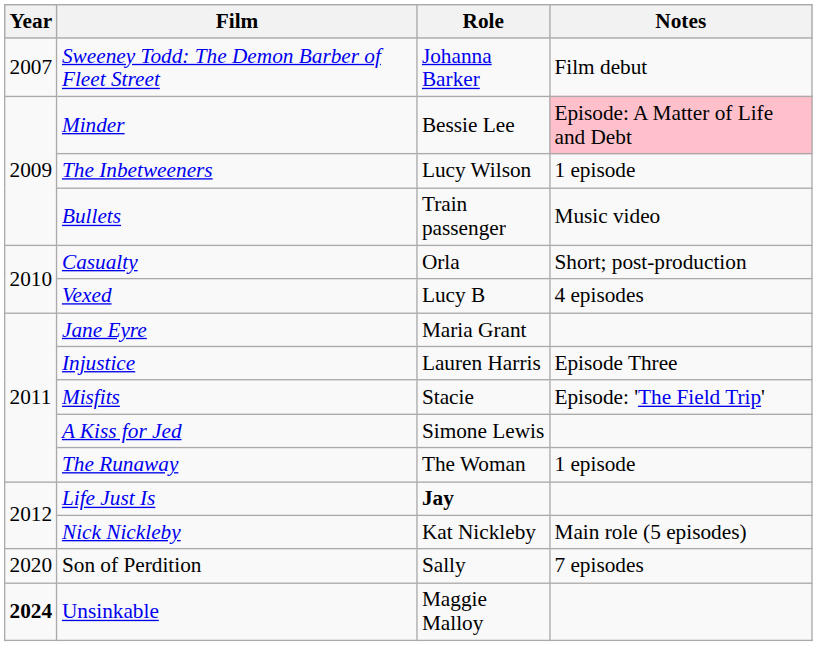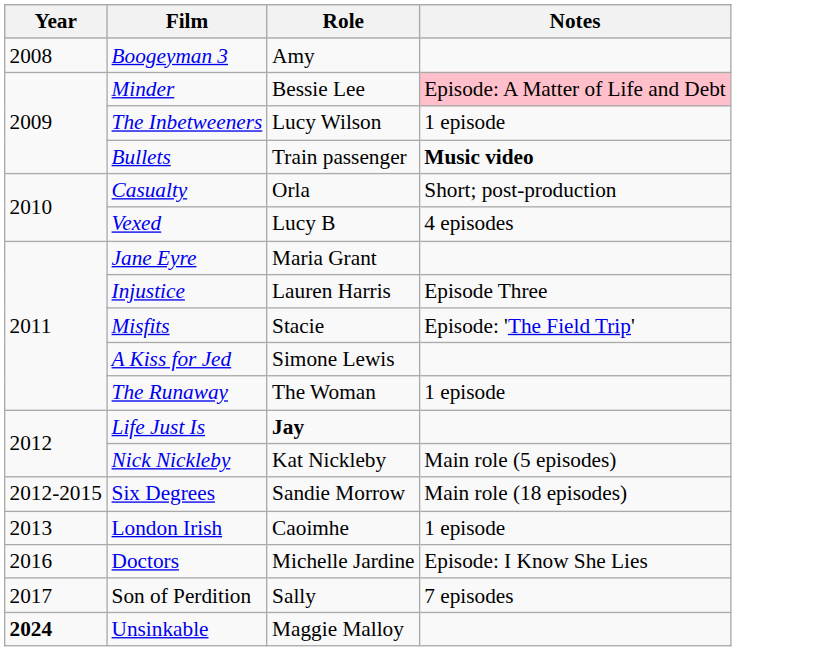- row: (221, 67)
+ row: (170, 55)
(607, 216) normal -> (479, 156) bold
+ row: (163, 493)
+ row: (167, 527)
+ row: (145, 561)
(31, 565) 2020 -> (31, 595) 2017
